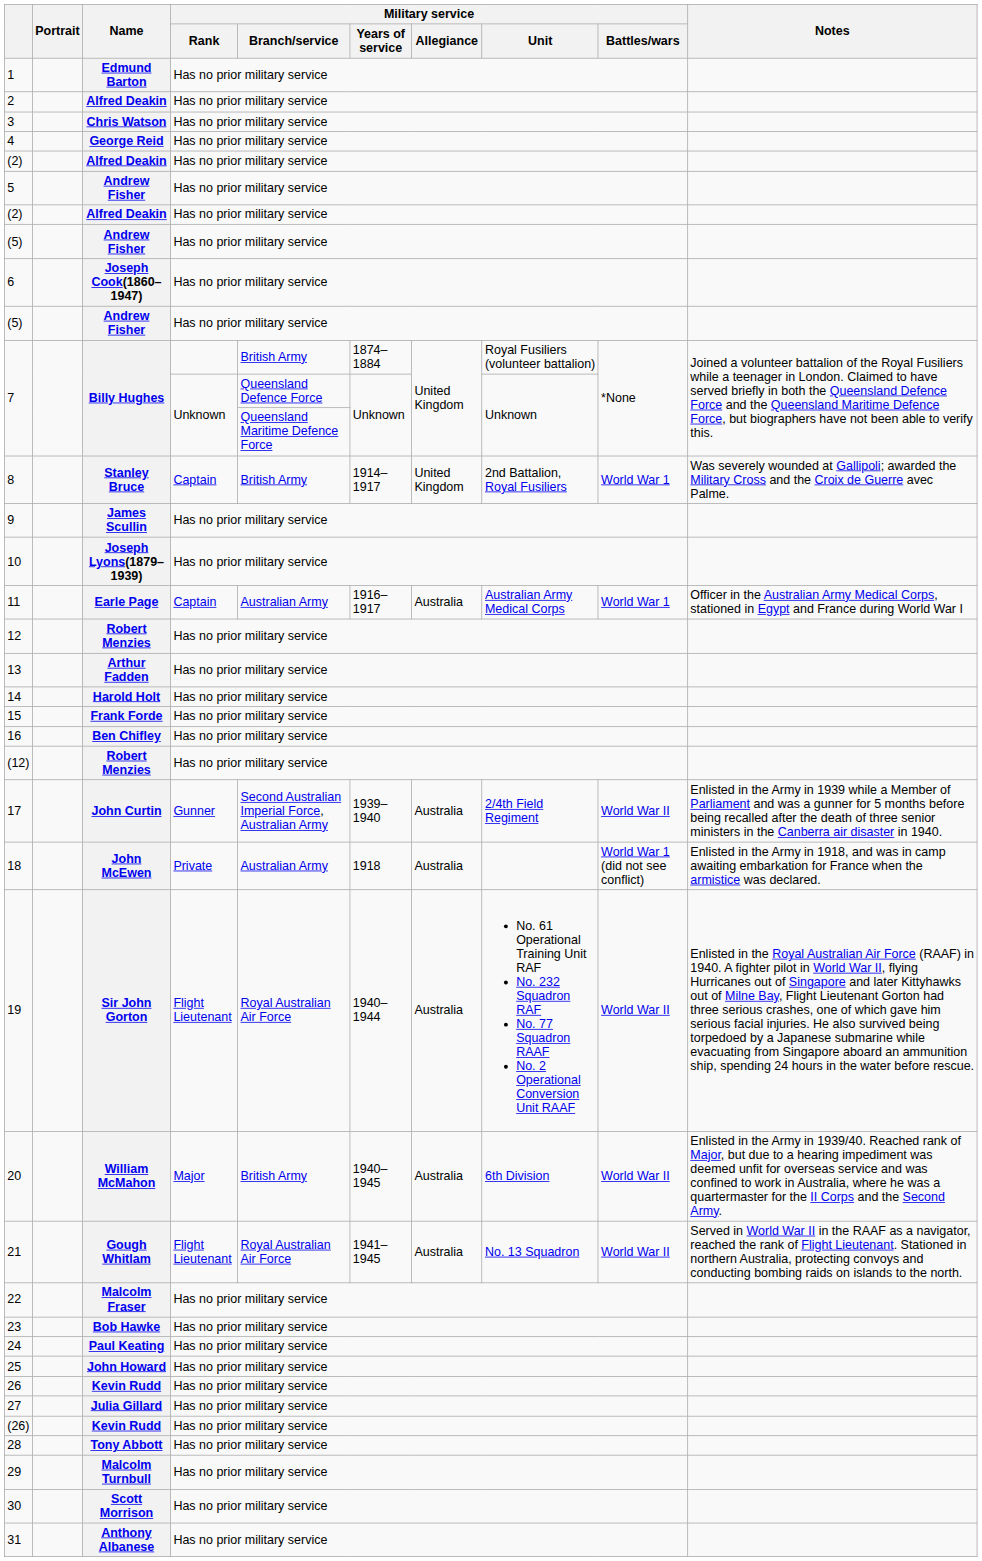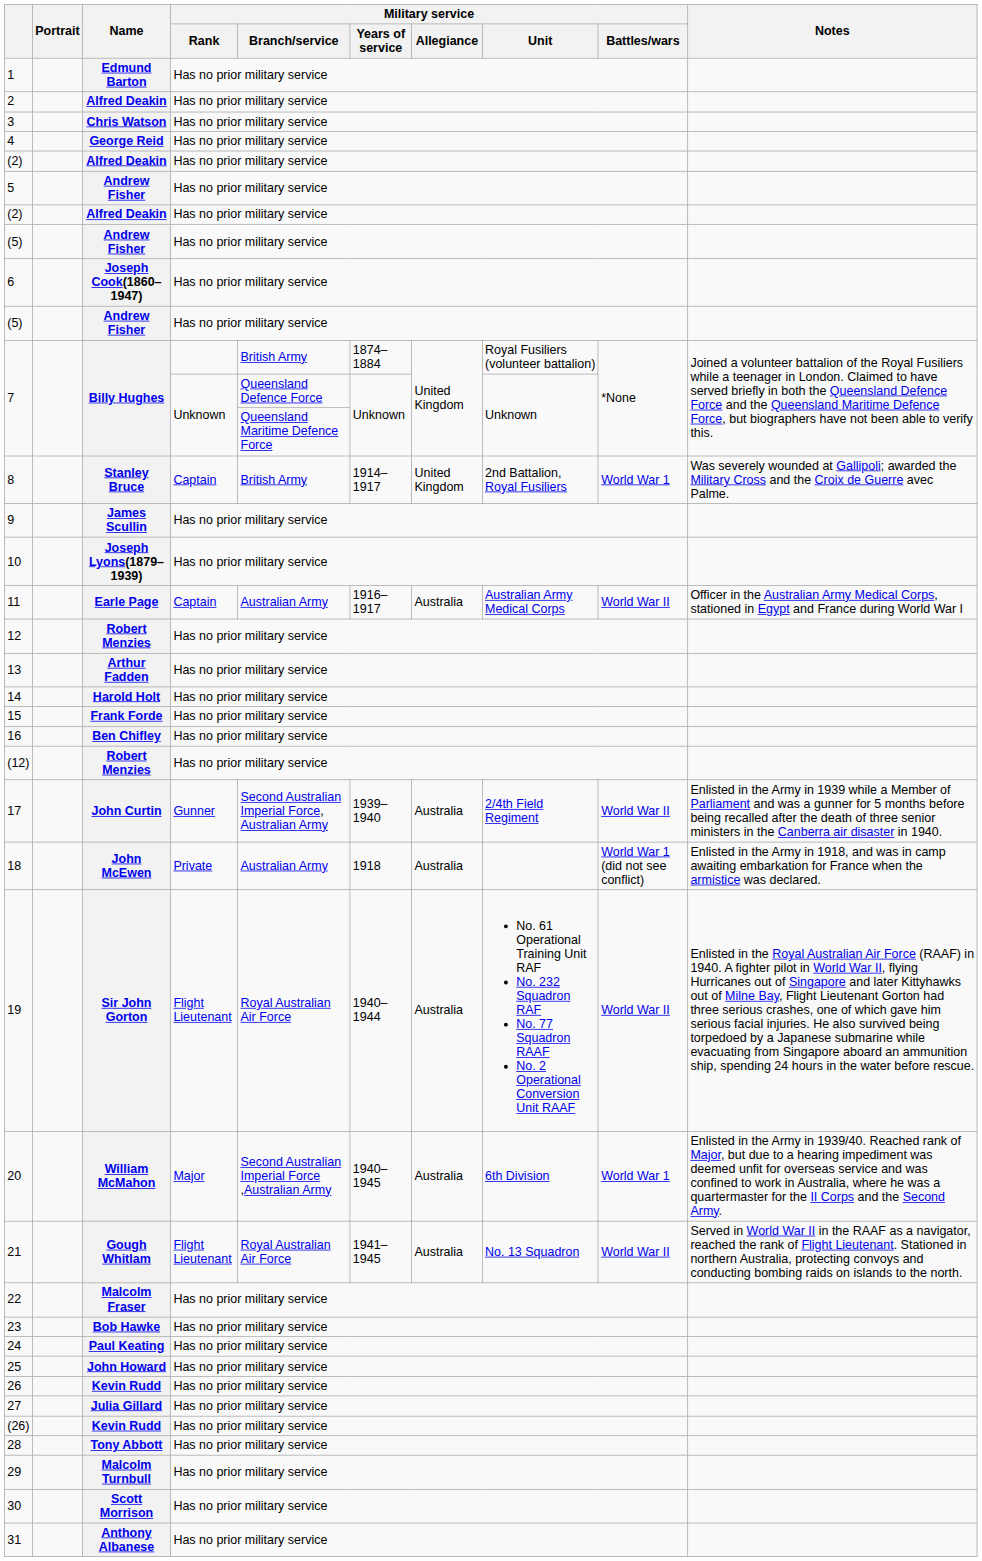(635, 602) World War 1 -> (635, 602) World War II
(274, 1176) British Army -> (291, 1176) Second Australian Imperial Force ,Australian Army
(635, 1176) World War II -> (635, 1176) World War 1
